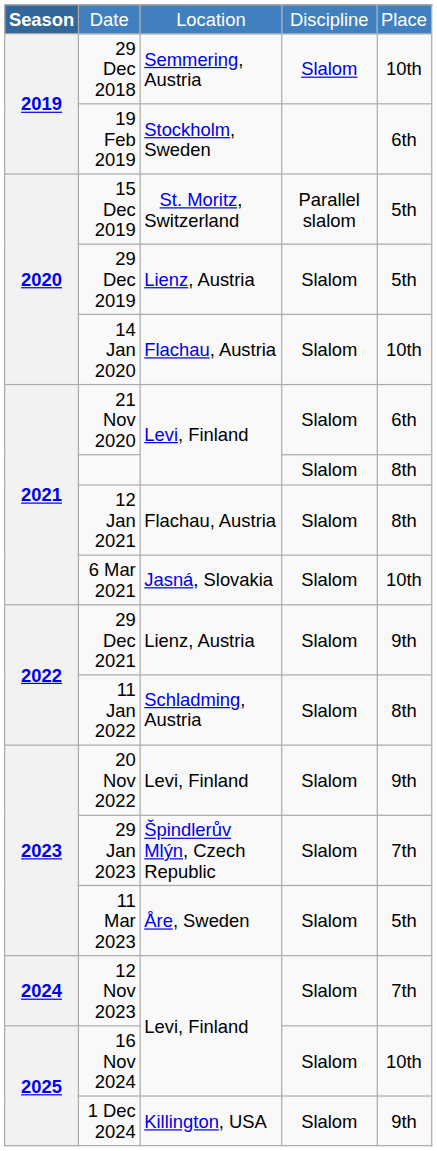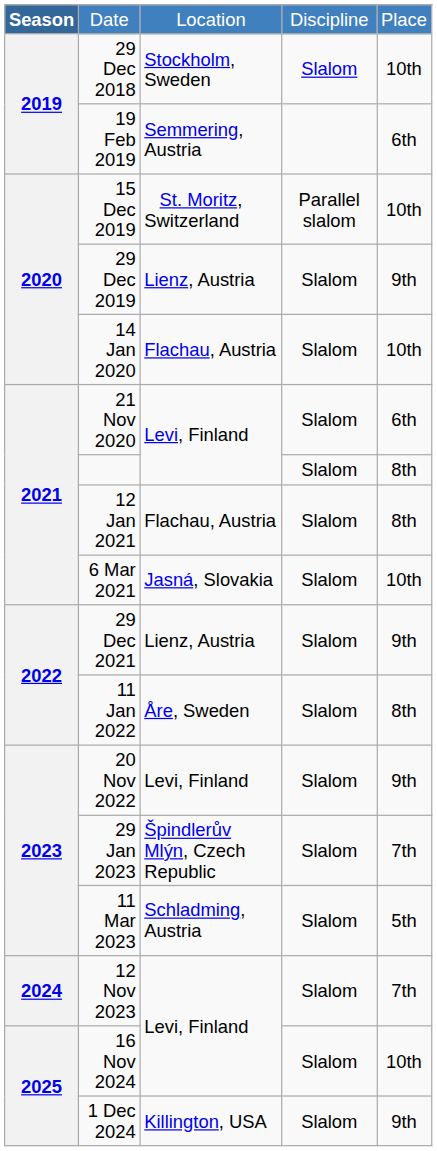(194, 69) Semmering, Austria -> (190, 69) Stockholm, Sweden
(190, 139) Stockholm, Sweden -> (194, 139) Semmering, Austria
(404, 210) 5th -> (404, 210) 10th
(404, 280) 5th -> (404, 280) 9th
(195, 710) Schladming, Austria -> (197, 710) Åre, Sweden
(197, 921) Åre, Sweden -> (195, 921) Schladming, Austria
